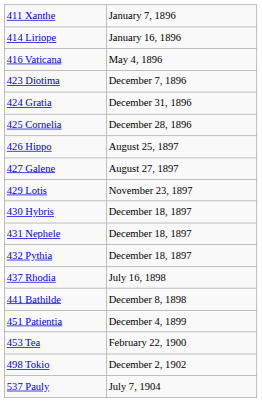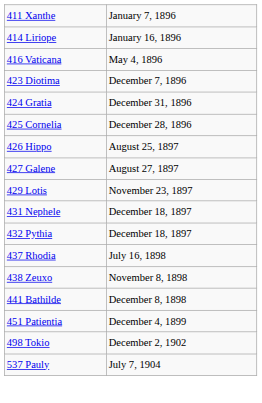- row: (30, 212)
+ row: (30, 277)
- row: (23, 343)
